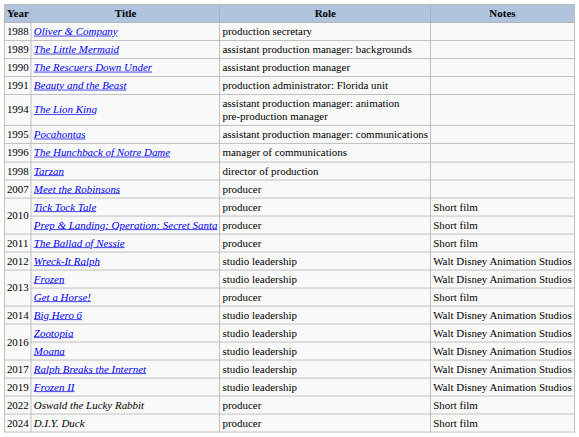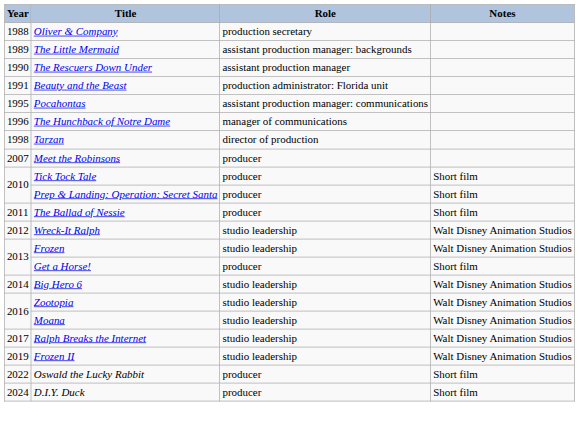- row: (65, 110)
